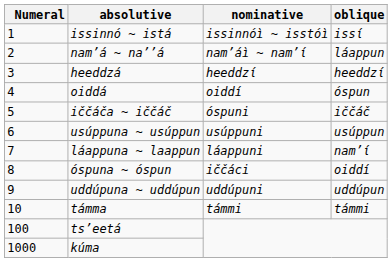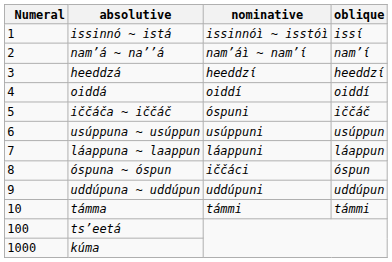(359, 53) láappun -> (352, 53) nam’ί
(352, 92) όspun -> (352, 92) oiddí
(352, 151) nam’ί -> (359, 151) láappun
(352, 170) oiddí -> (352, 170) όspun
